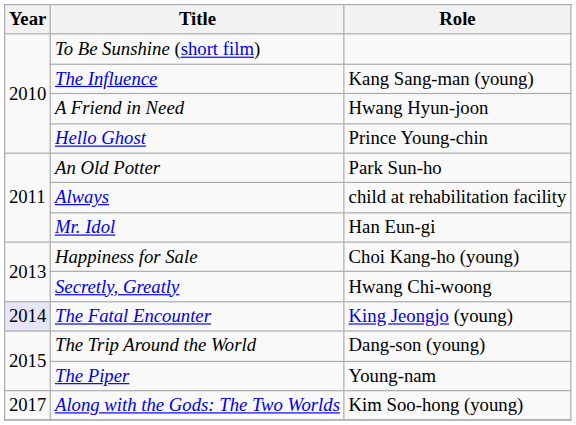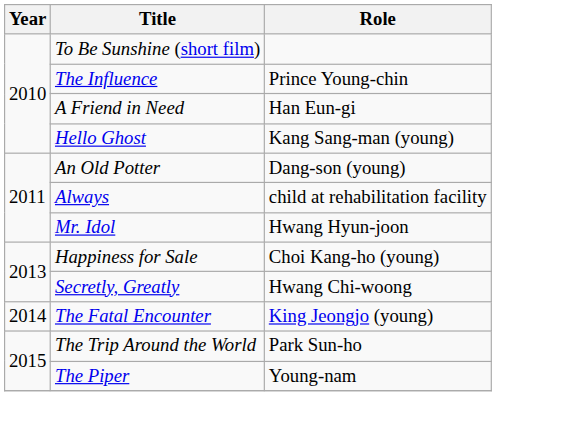(441, 78) Kang Sang-man (young) -> (339, 78) Prince Young-chin
(419, 108) Hwang Hyun-joon -> (312, 108) Han Eun-gi
(418, 138) Prince Young-chin -> (361, 138) Kang Sang-man (young)
(395, 167) Park Sun-ho -> (337, 167) Dang-son (young)
(392, 227) Han Eun-gi -> (339, 227) Hwang Hyun-joon
(28, 316) lavender background -> (28, 316) no background
(417, 345) Dang-son (young) -> (315, 345) Park Sun-ho
- row: (197, 405)
